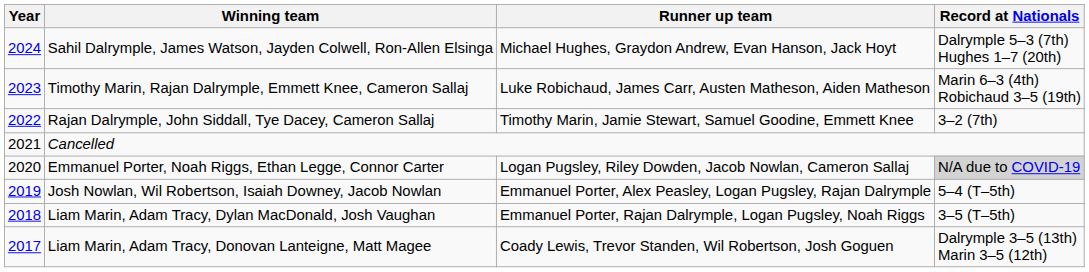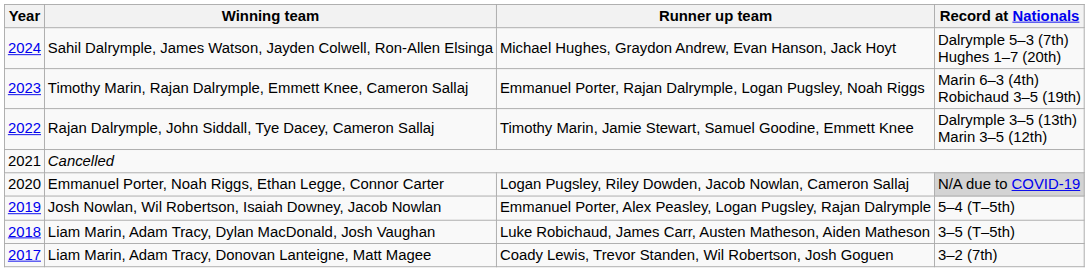(715, 88) Luke Robichaud, James Carr, Austen Matheson, Aiden Matheson -> (712, 88) Emmanuel Porter, Rajan Dalrymple, Logan Pugsley, Noah Riggs
(968, 120) 3–2 (7th) -> (1007, 128) Dalrymple 3–5 (13th) Marin 3–5 (12th)
(712, 214) Emmanuel Porter, Rajan Dalrymple, Logan Pugsley, Noah Riggs -> (715, 231) Luke Robichaud, James Carr, Austen Matheson, Aiden Matheson
(1007, 246) Dalrymple 3–5 (13th) Marin 3–5 (12th) -> (968, 255) 3–2 (7th)
